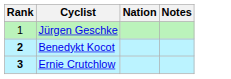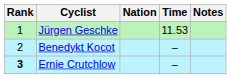+ column: (175, 13)
(20, 47) bold -> (20, 47) normal
